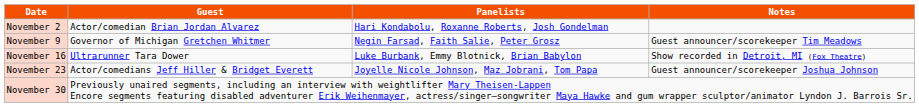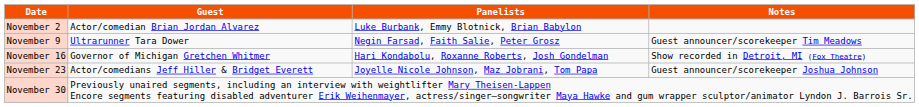(481, 26) Hari Kondabolu, Roxanne Roberts, Josh Gondelman -> (468, 26) Luke Burbank, Emmy Blotnick, Brian Babylon
(170, 41) Governor of Michigan Gretchen Whitmer -> (130, 41) Ultrarunner Tara Dower
(130, 56) Ultrarunner Tara Dower -> (170, 56) Governor of Michigan Gretchen Whitmer
(468, 56) Luke Burbank, Emmy Blotnick, Brian Babylon -> (481, 56) Hari Kondabolu, Roxanne Roberts, Josh Gondelman
